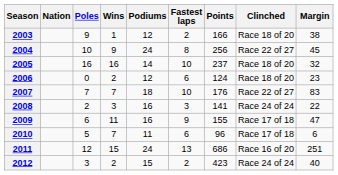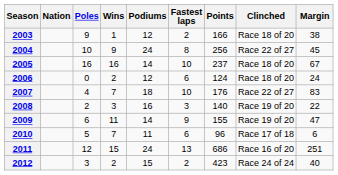(315, 63) 32 -> (315, 63) 67
(315, 77) 23 -> (315, 77) 24
(87, 92) 7 -> (87, 92) 4
(220, 106) 141 -> (220, 106) 140
(266, 106) Race 24 of 24 -> (266, 106) Race 19 of 20
(148, 120) 16 -> (148, 120) 14
(266, 120) Race 17 of 18 -> (266, 120) Race 19 of 20
